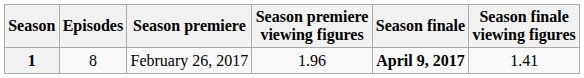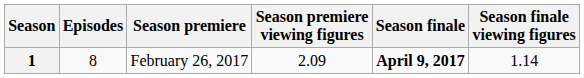(312, 60) 1.96 -> (312, 60) 2.09
(524, 60) 1.41 -> (524, 60) 1.14
